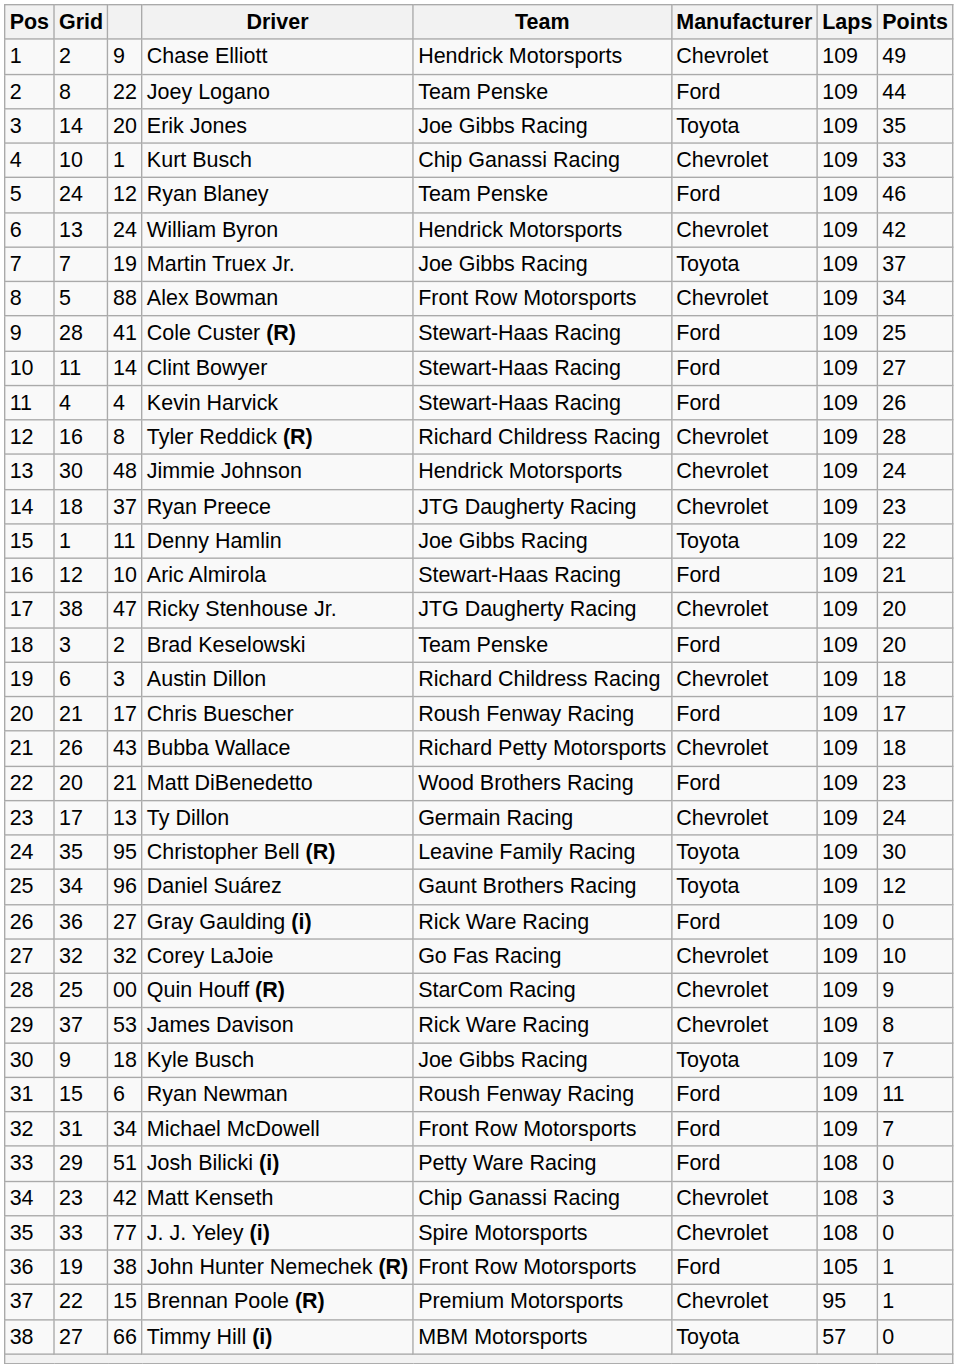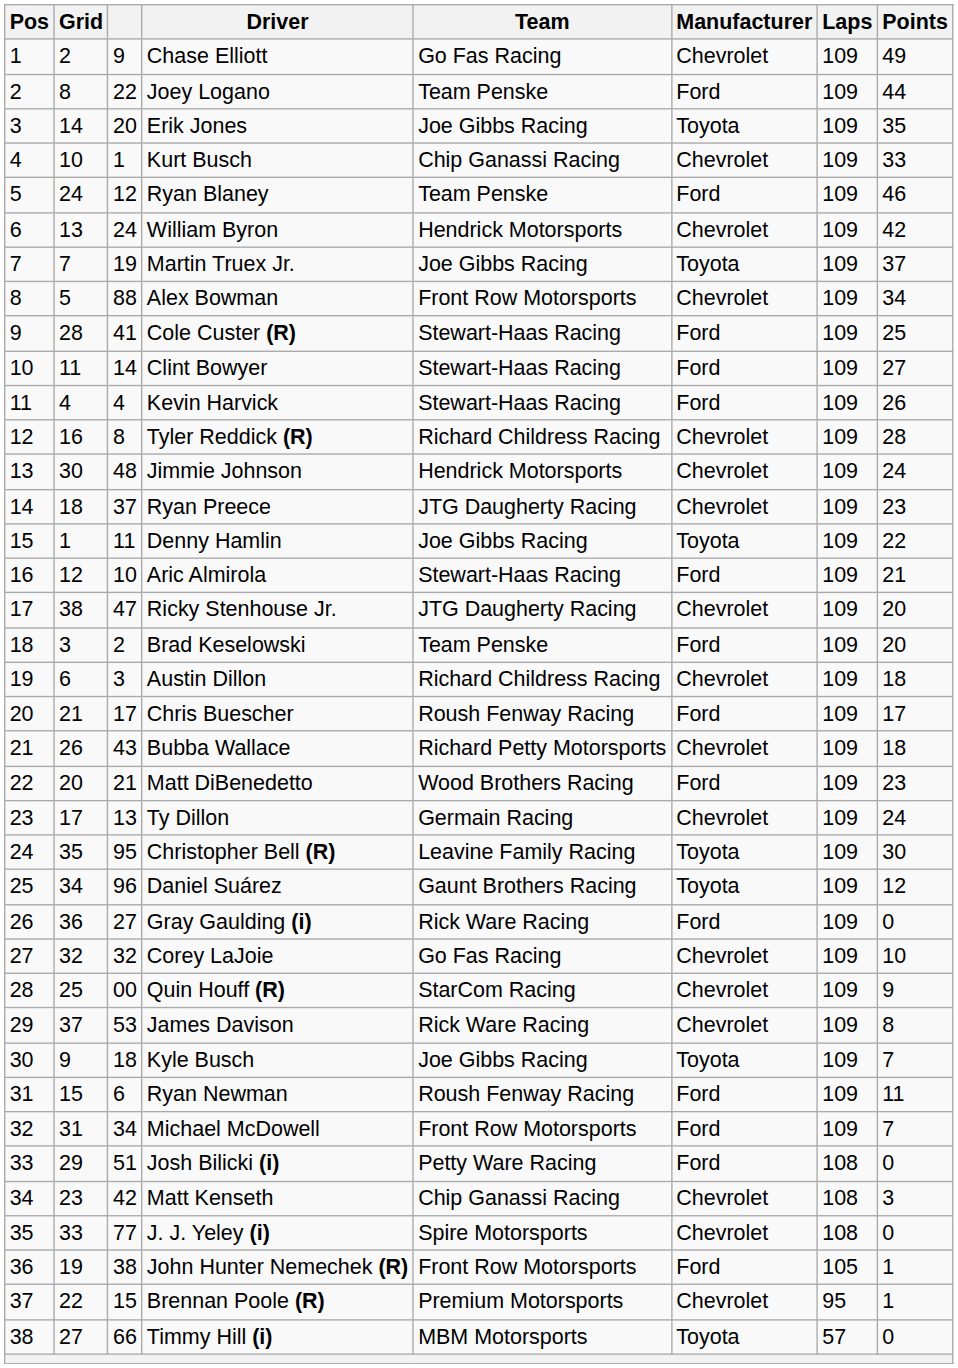(520, 56) Hendrick Motorsports -> (490, 56) Go Fas Racing
